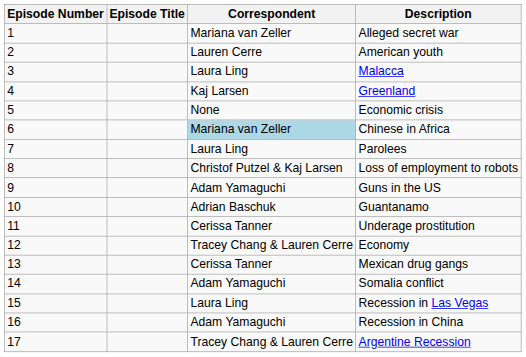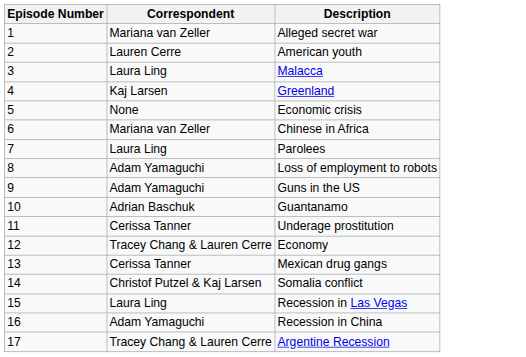- column: (147, 14)
(241, 129) lightblue background -> (160, 129) no background
(267, 168) Christof Putzel & Kaj Larsen -> (157, 168) Adam Yamaguchi
(238, 284) Adam Yamaguchi -> (185, 284) Christof Putzel & Kaj Larsen
